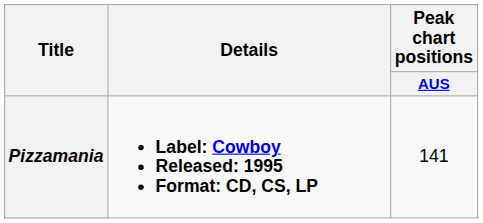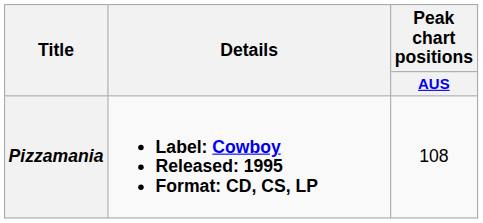(434, 156) 141 -> (434, 156) 108
